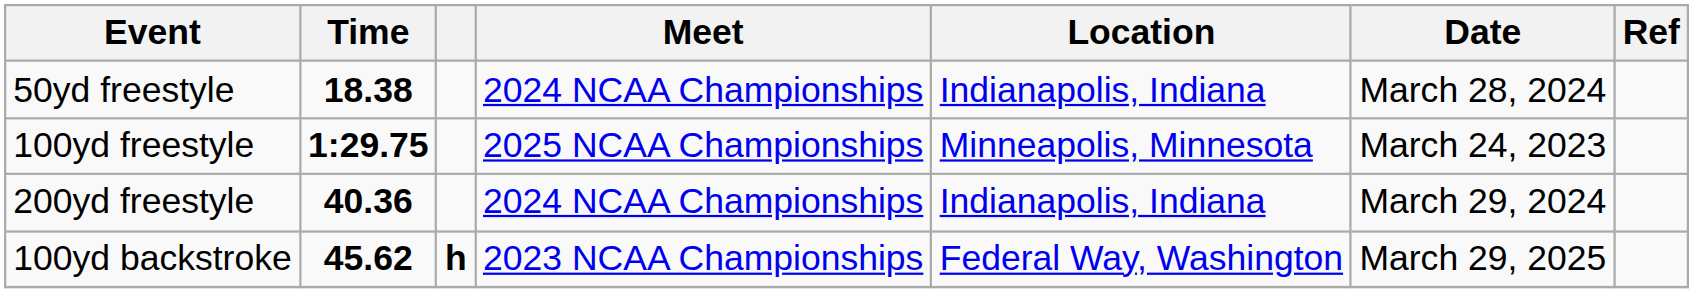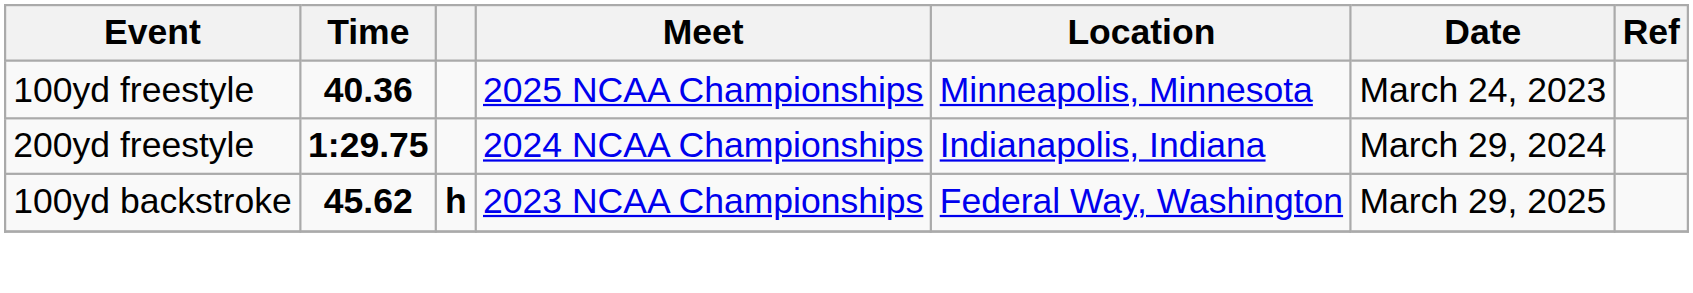- row: (124, 88)
(368, 145) 1:29.75 -> (368, 88) 40.36
(368, 201) 40.36 -> (368, 145) 1:29.75
